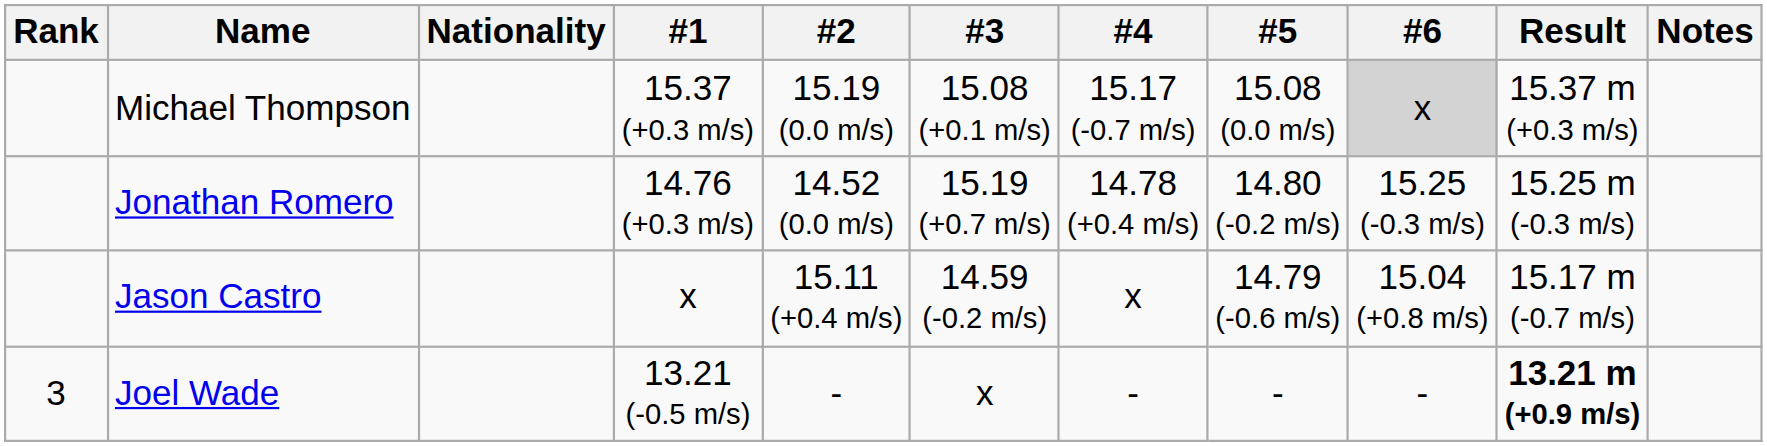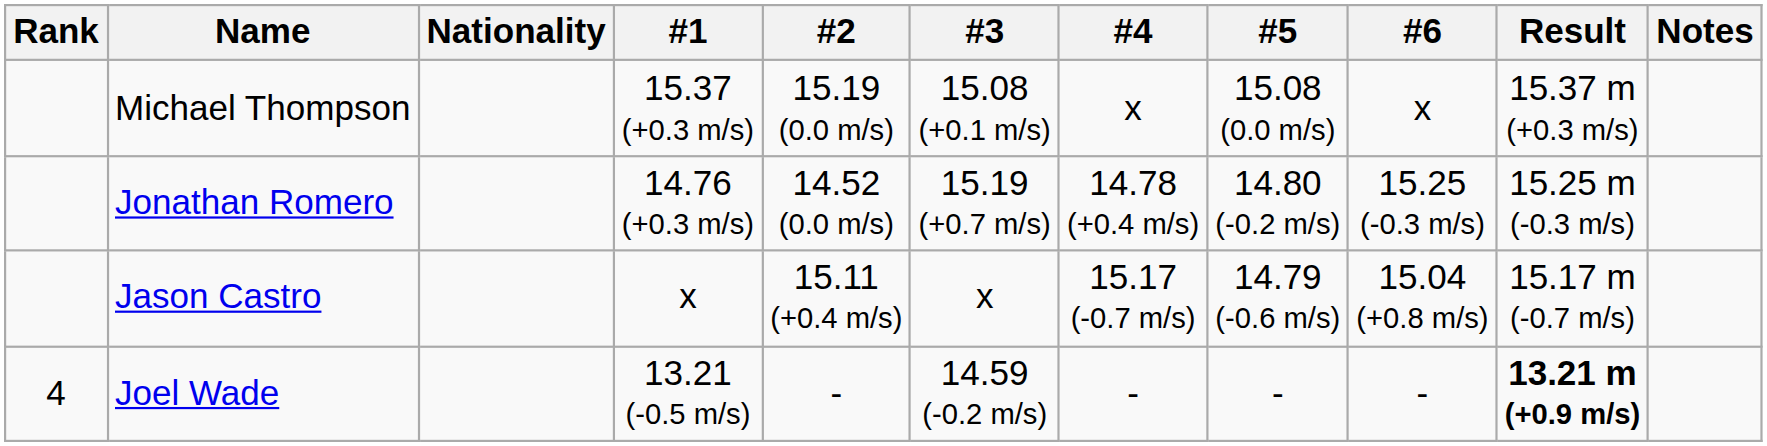(1133, 107) 15.17 (-0.7 m/s) -> (1133, 107) x
(1422, 107) lightgrey background -> (1422, 107) no background
(985, 297) 14.59 (-0.2 m/s) -> (985, 297) x
(1133, 297) x -> (1133, 297) 15.17 (-0.7 m/s)
(56, 392) 3 -> (56, 392) 4
(985, 392) x -> (985, 392) 14.59 (-0.2 m/s)
